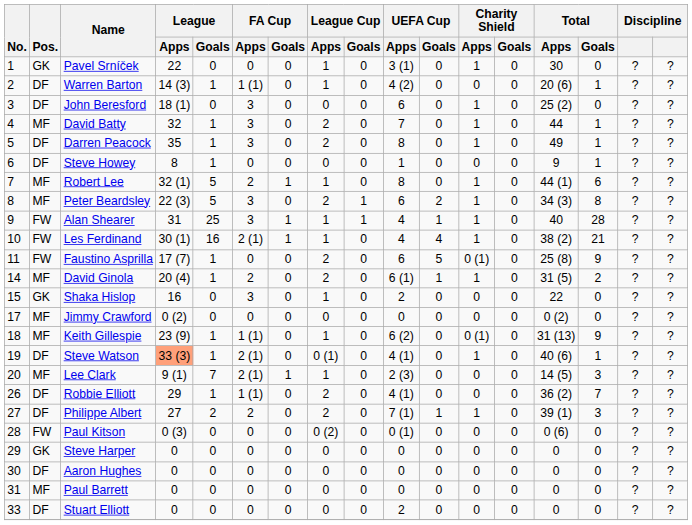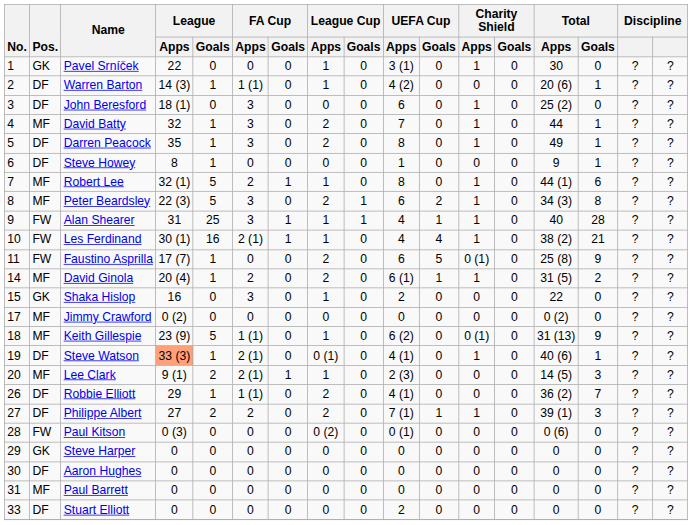(213, 336) 1 -> (213, 336) 5
(213, 374) 7 -> (213, 374) 2
